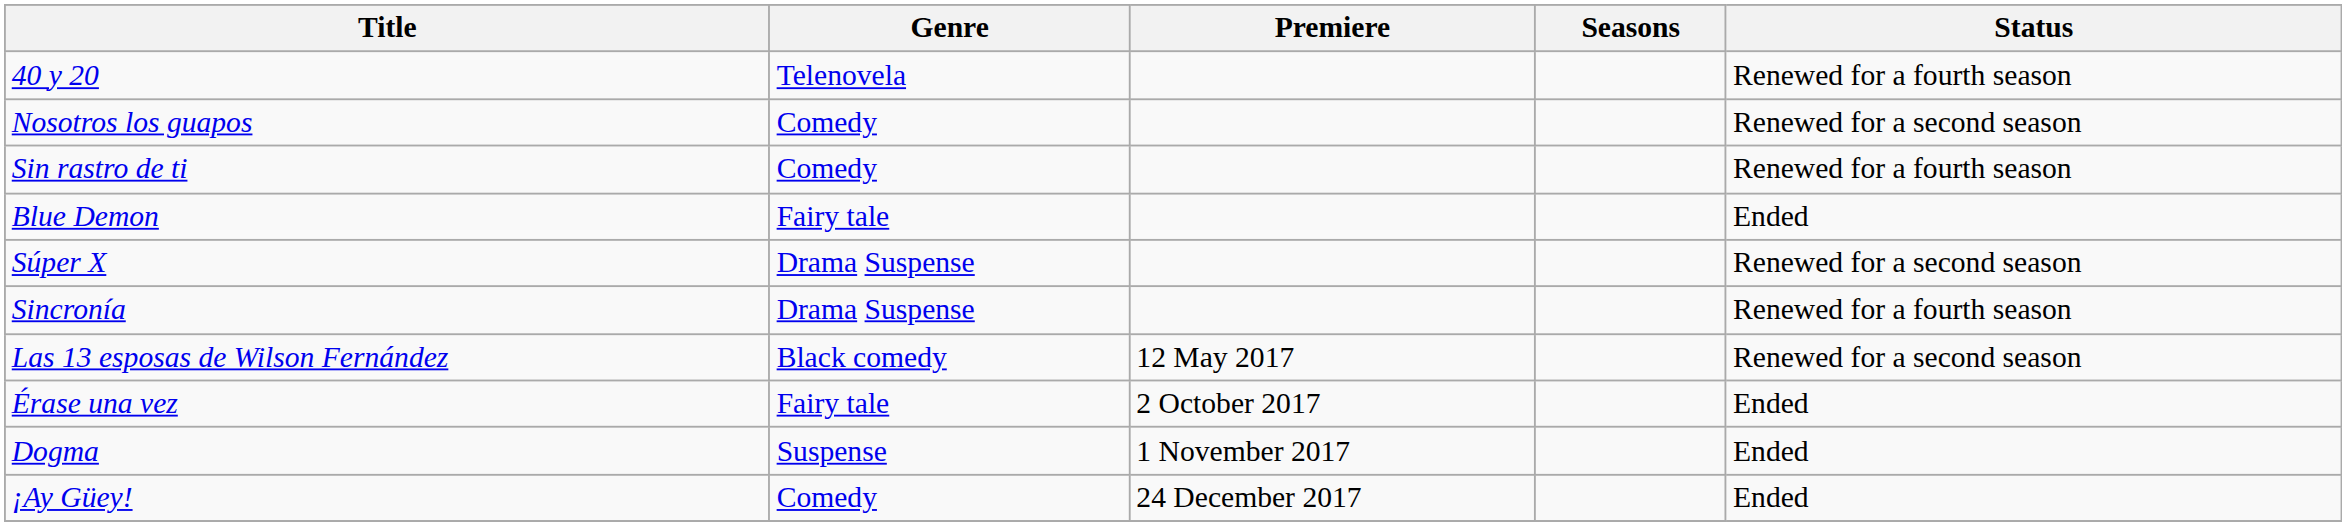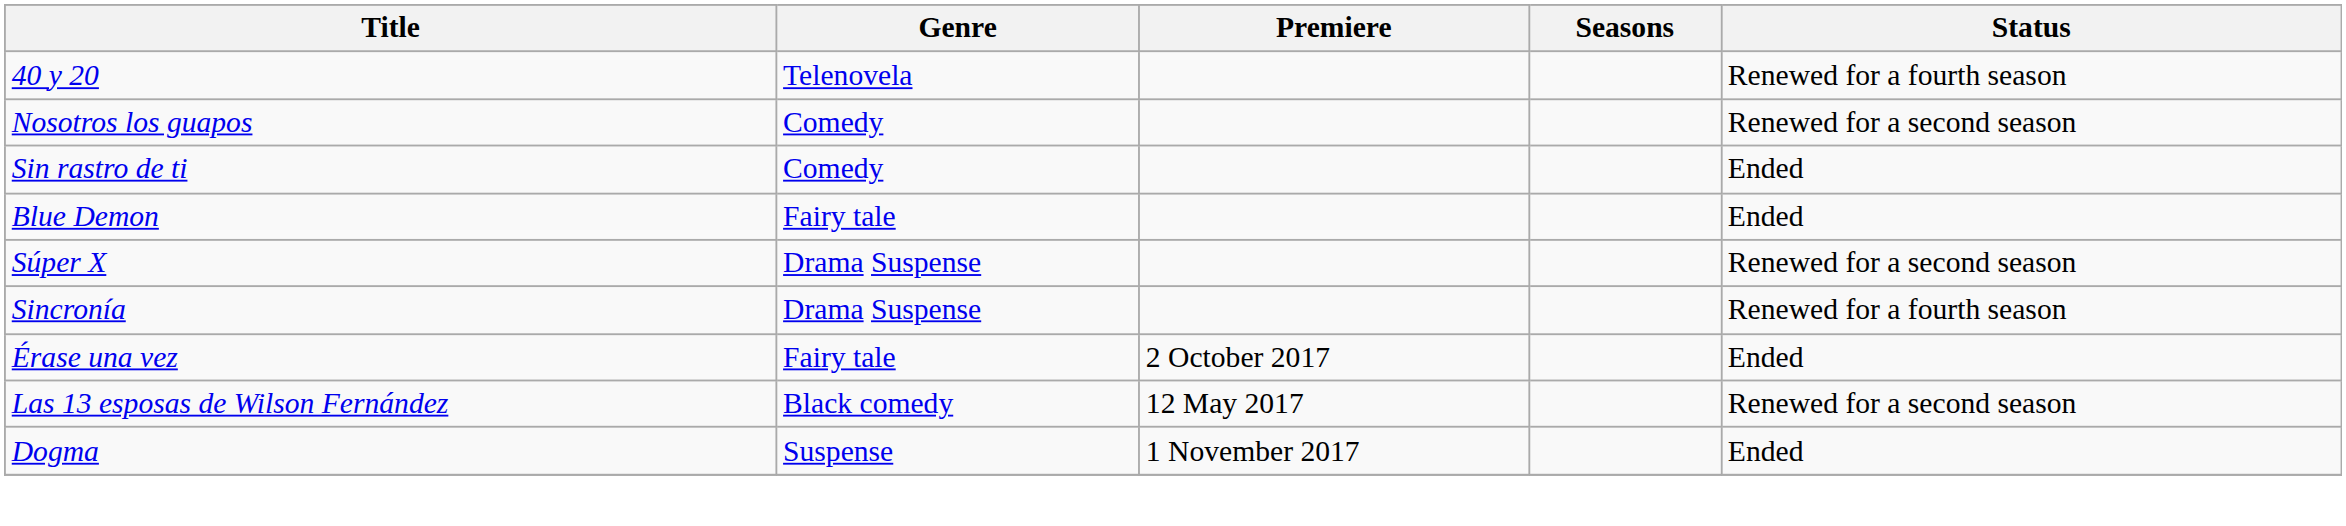(1902, 168) Renewed for a fourth season -> (1766, 168) Ended
rows swapped: (230, 356) <-> (95, 403)
- row: (72, 497)
